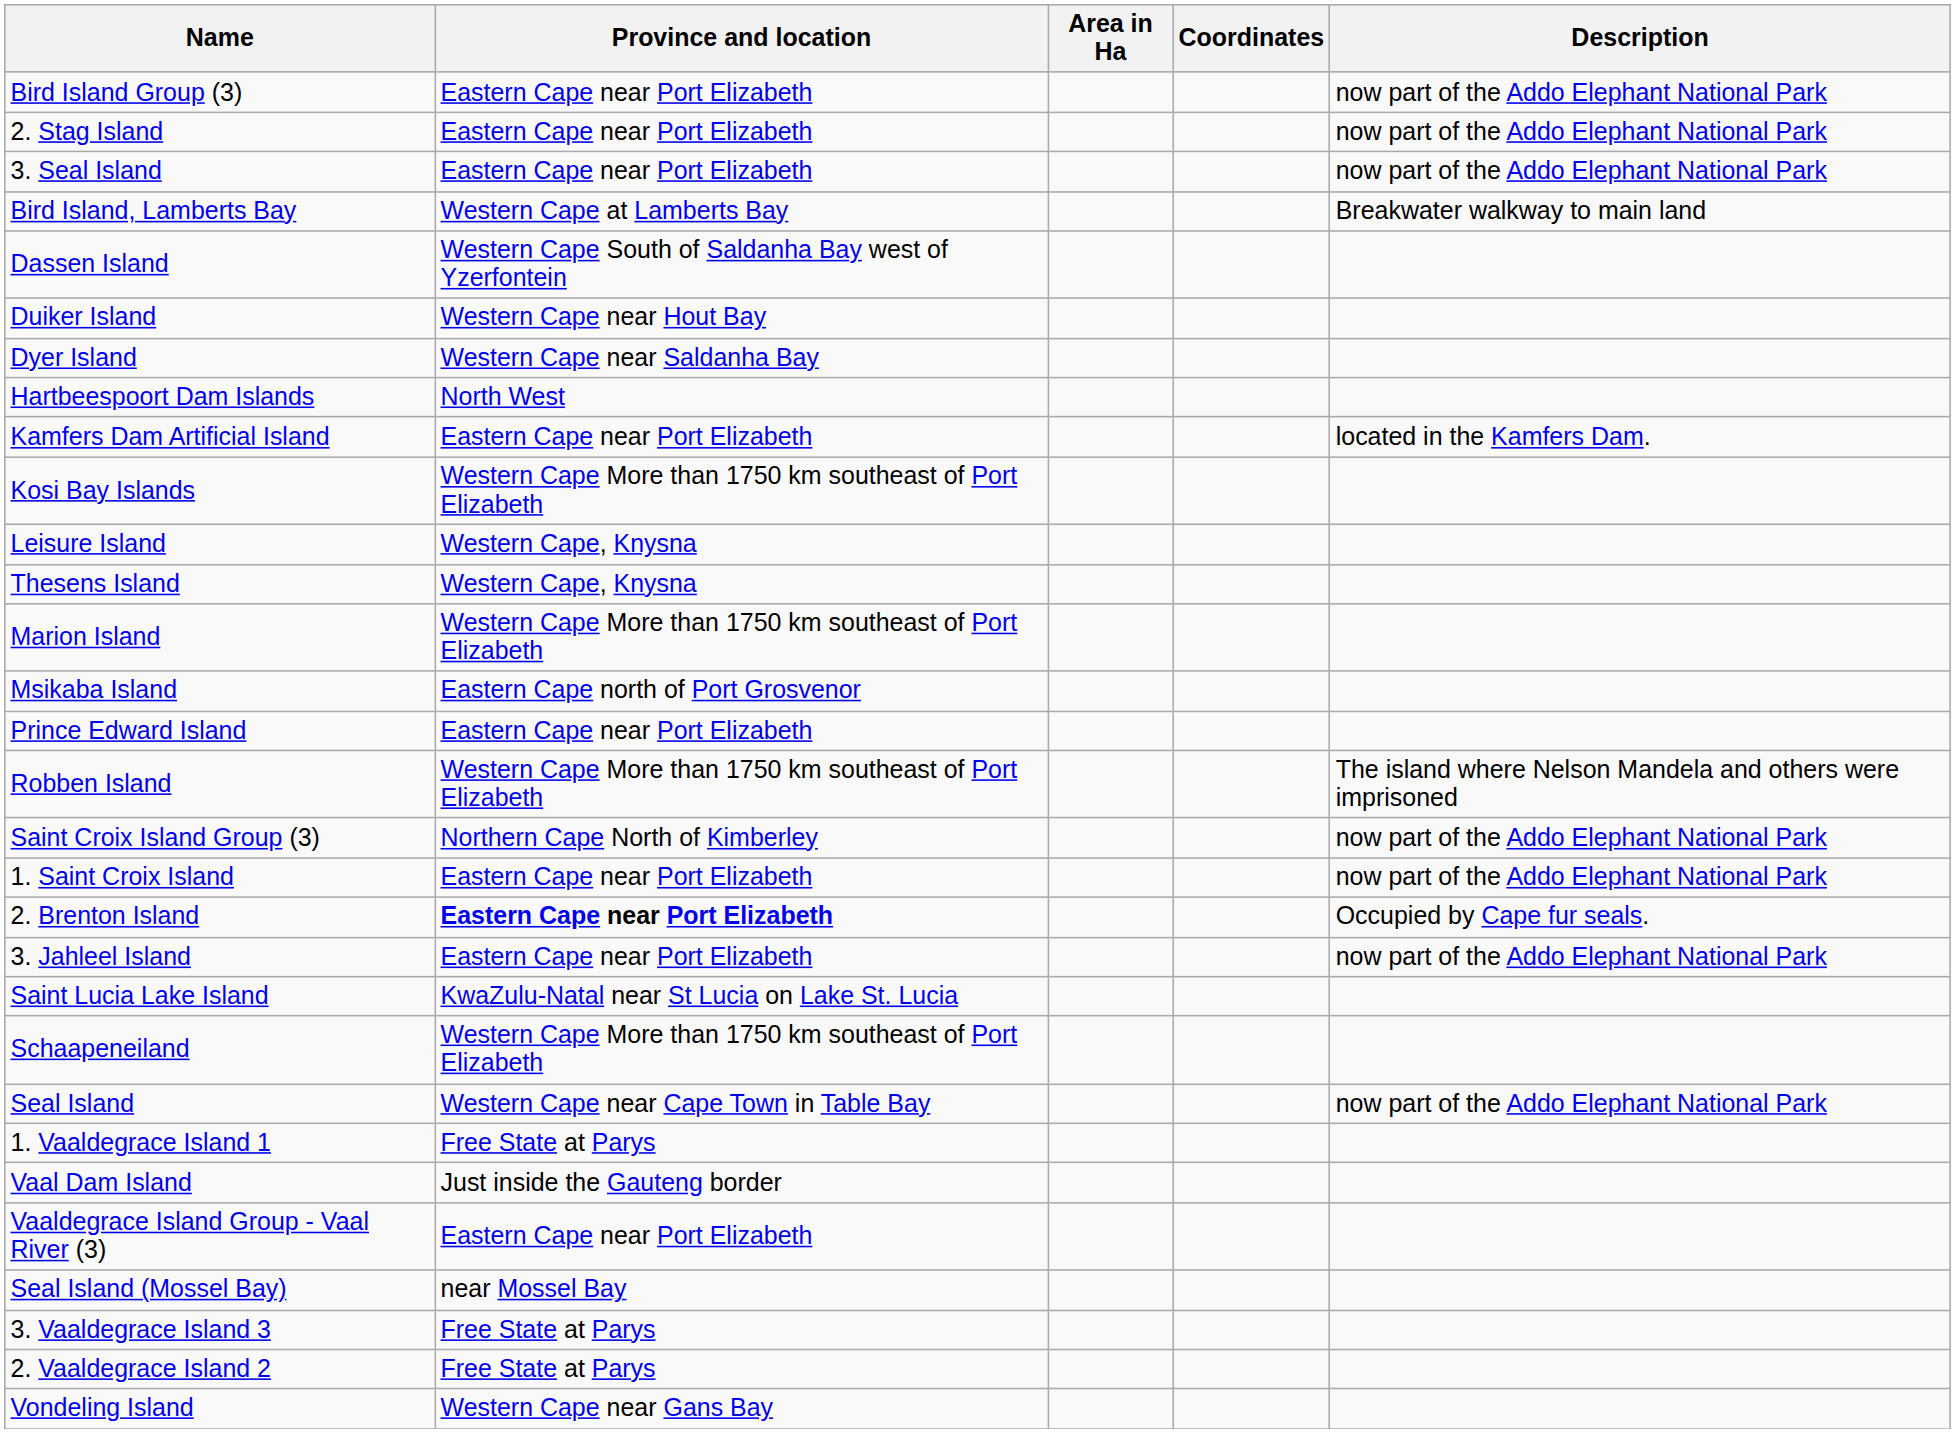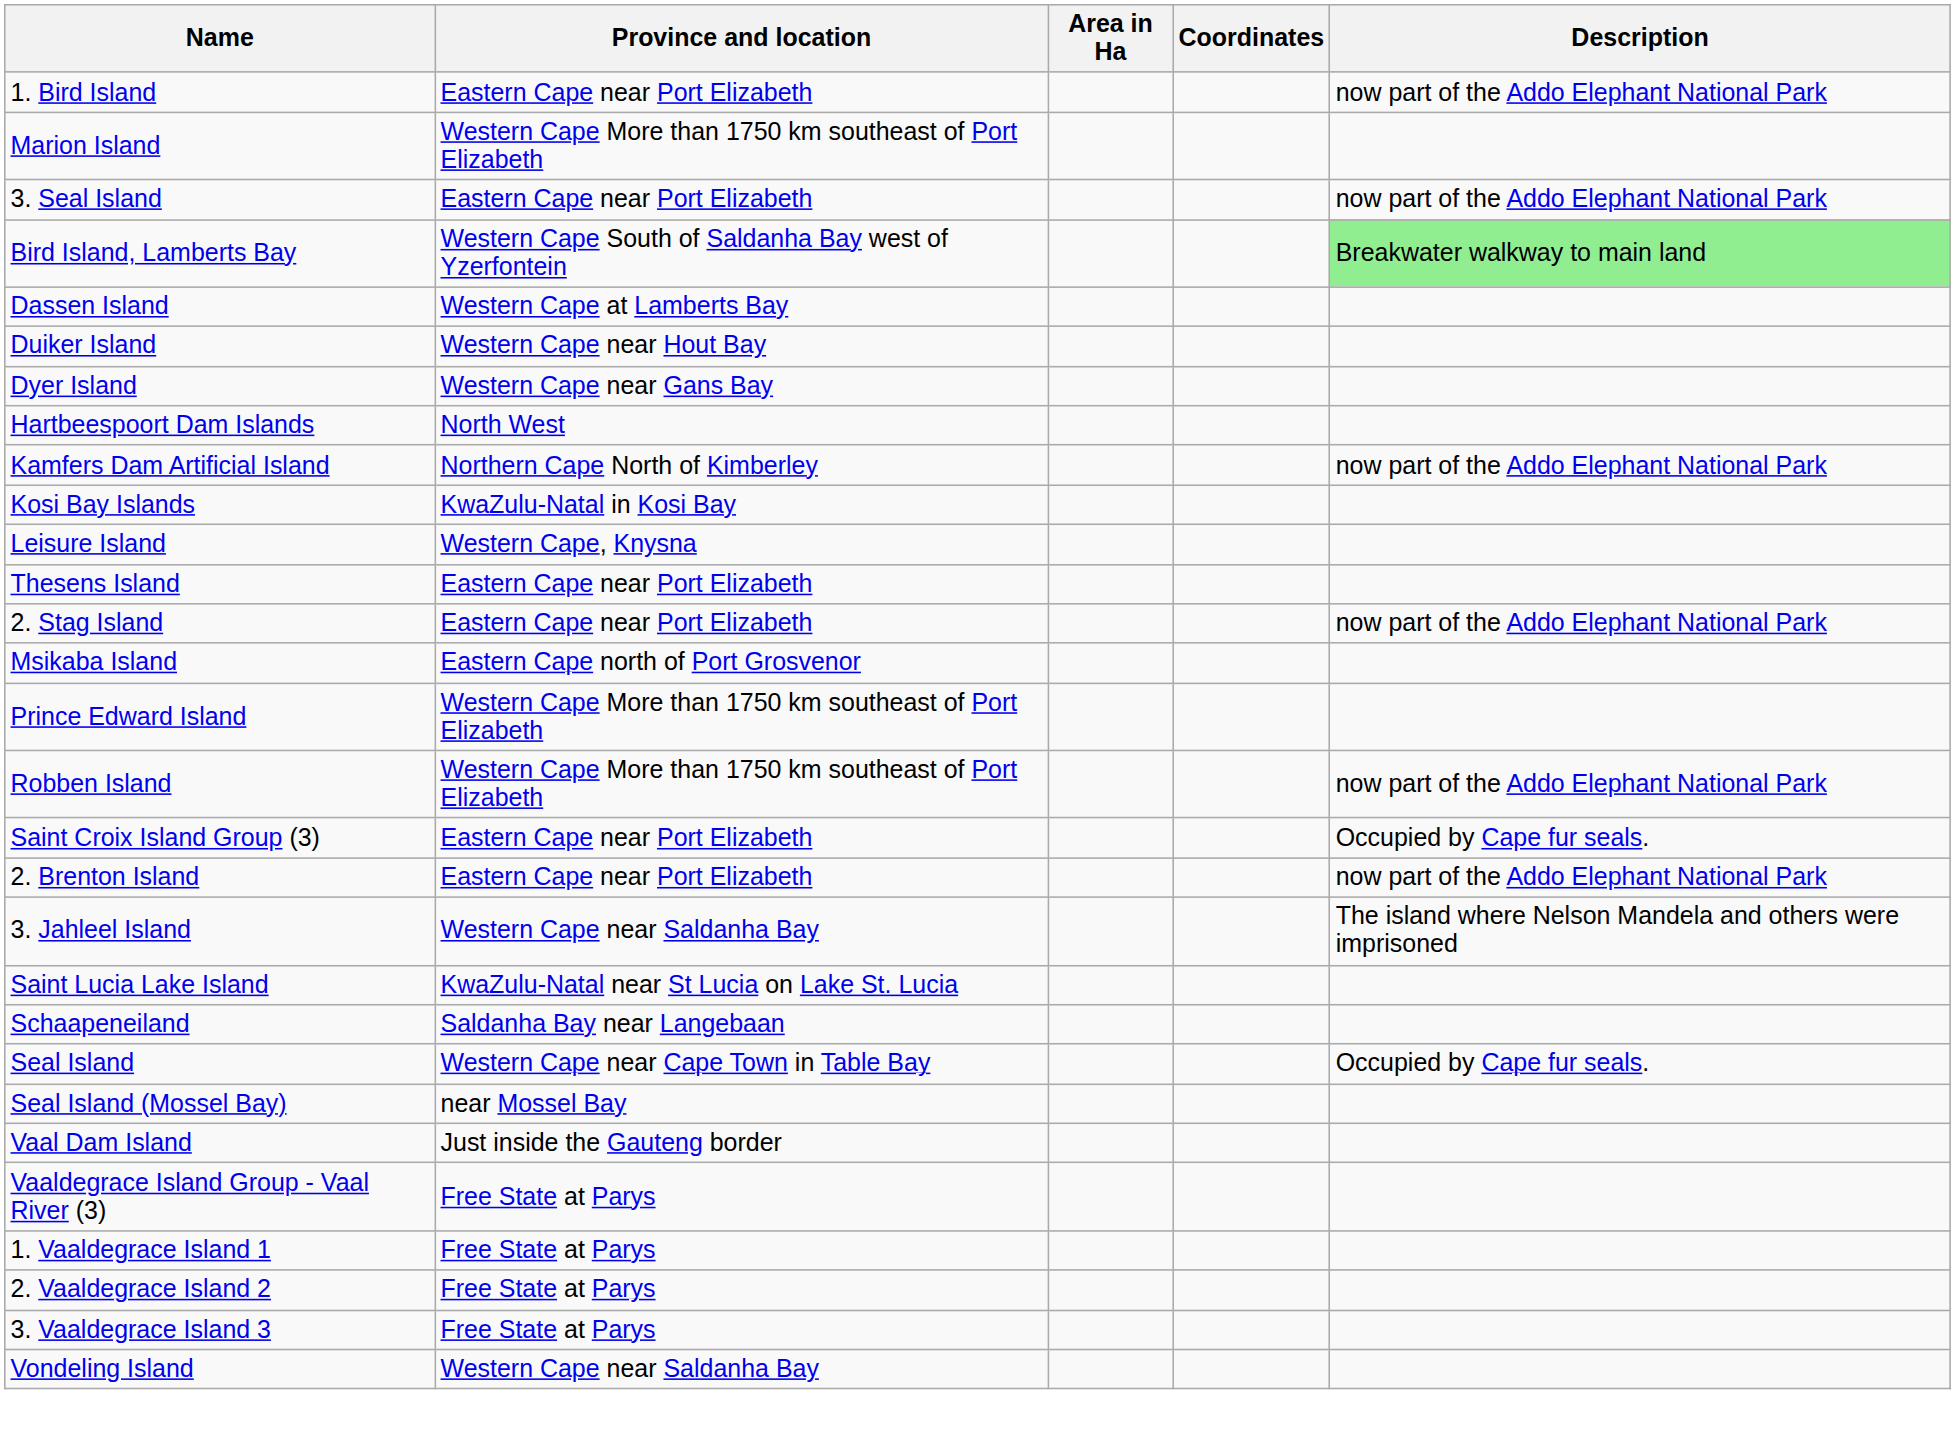- row: (126, 91)
+ row: (83, 91)
rows swapped: (87, 131) <-> (85, 637)
(614, 210) Western Cape at Lamberts Bay -> (694, 252) Western Cape South of Saldanha Bay west of Yzerfontein
(1521, 210) no background -> (1521, 252) lightgreen background
(694, 264) Western Cape South of Saldanha Bay west of Yzerfontein -> (614, 306) Western Cape at Lamberts Bay
(630, 357) Western Cape near Saldanha Bay -> (607, 385) Western Cape near Gans Bay
(626, 436) Eastern Cape near Port Elizabeth -> (629, 464) Northern Cape North of Kimberley
(1493, 436) located in the Kamfers Dam. -> (1581, 464) now part of the Addo Elephant National Park
(729, 490) Western Cape More than 1750 km southeast of Port Elizabeth -> (588, 504) KwaZulu-Natal in Kosi Bay
(569, 583) Western Cape, Knysna -> (626, 583) Eastern Cape near Port Elizabeth
(626, 730) Eastern Cape near Port Elizabeth -> (729, 716) Western Cape More than 1750 km southeast of Port Elizabeth
(1617, 784) The island where Nelson Mandela and others were imprisoned -> (1581, 784) now part of the Addo Elephant National Park
(629, 837) Northern Cape North of Kimberley -> (626, 837) Eastern Cape near Port Elizabeth
(1581, 837) now part of the Addo Elephant National Park -> (1492, 837) Occupied by Cape fur seals.
- row: (122, 877)
(637, 916) bold -> (626, 877) normal
(1492, 916) Occupied by Cape fur seals. -> (1581, 877) now part of the Addo Elephant National Park
(626, 956) Eastern Cape near Port Elizabeth -> (630, 930) Western Cape near Saldanha Bay
(1581, 956) now part of the Addo Elephant National Park -> (1617, 930) The island where Nelson Mandela and others were imprisoned
(729, 1049) Western Cape More than 1750 km southeast of Port Elizabeth -> (613, 1024) Saldanha Bay near Langebaan
(1581, 1103) now part of the Addo Elephant National Park -> (1492, 1063) Occupied by Cape fur seals.
rows swapped: (149, 1289) <-> (141, 1142)
(626, 1236) Eastern Cape near Port Elizabeth -> (548, 1196) Free State at Parys
rows swapped: (141, 1368) <-> (141, 1329)
(607, 1408) Western Cape near Gans Bay -> (630, 1368) Western Cape near Saldanha Bay
